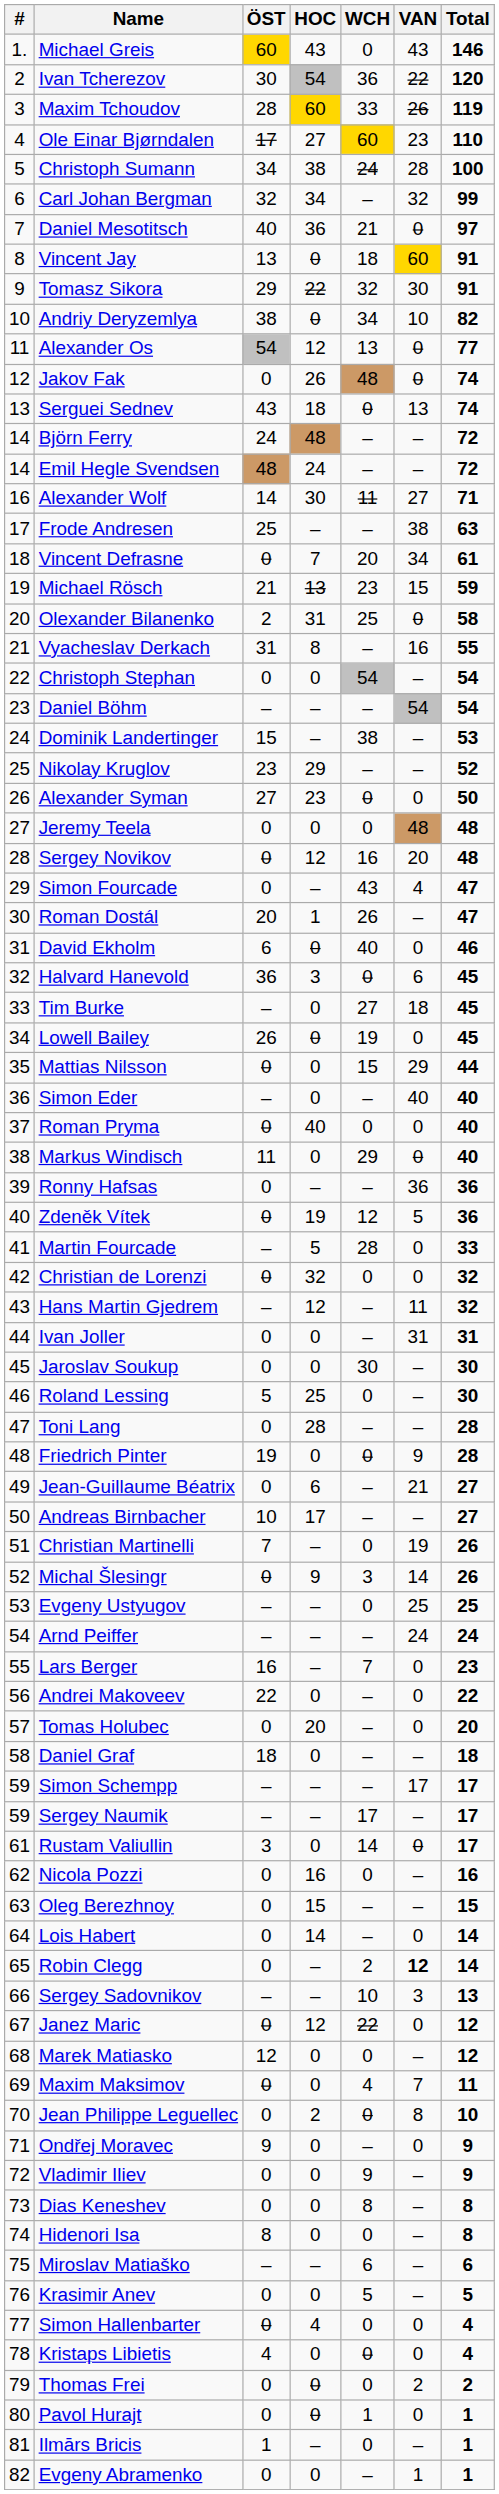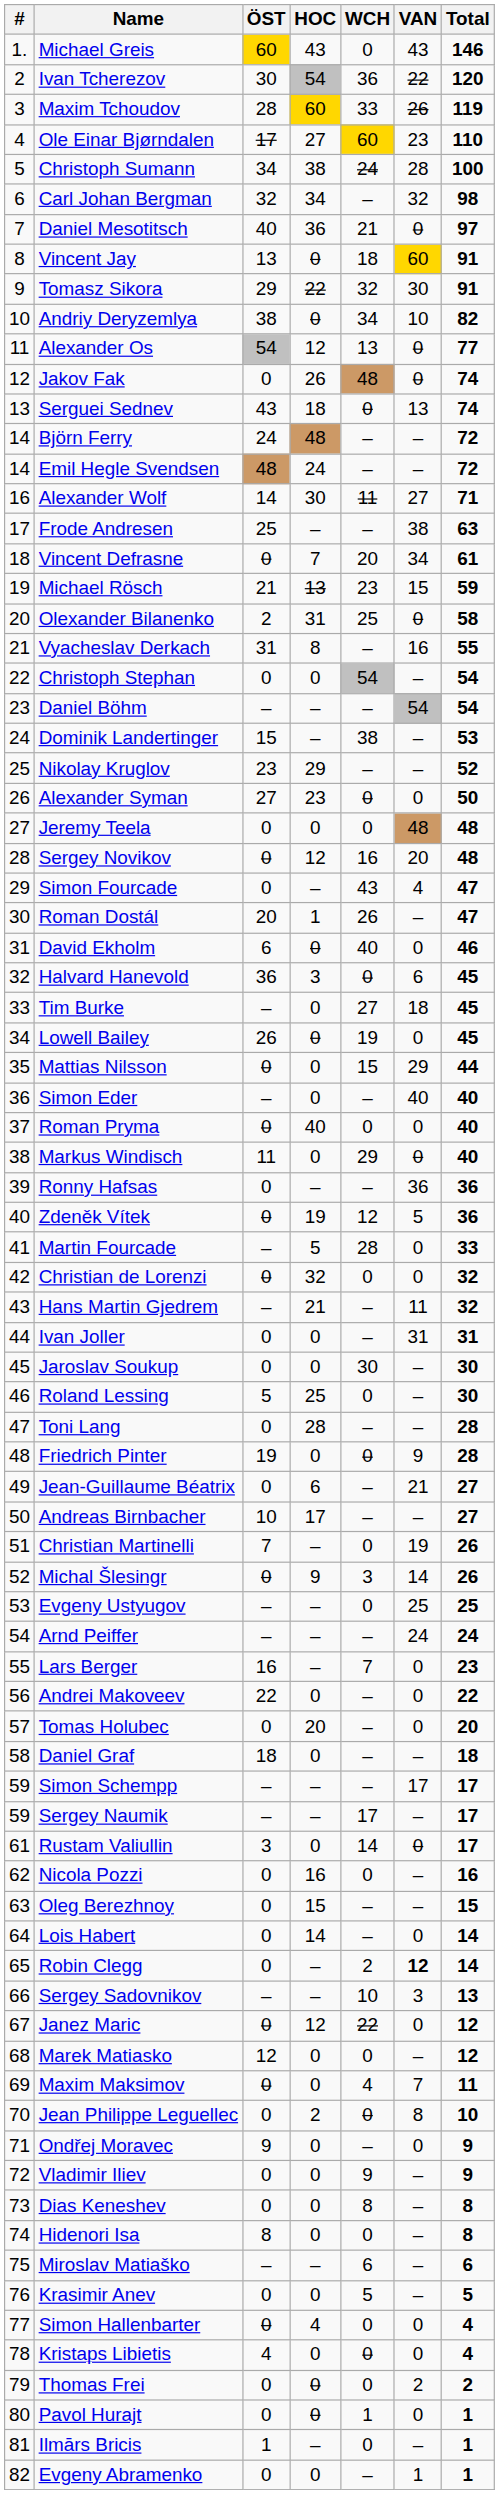(468, 199) 99 -> (468, 199) 98
(315, 1306) 12 -> (315, 1306) 21
